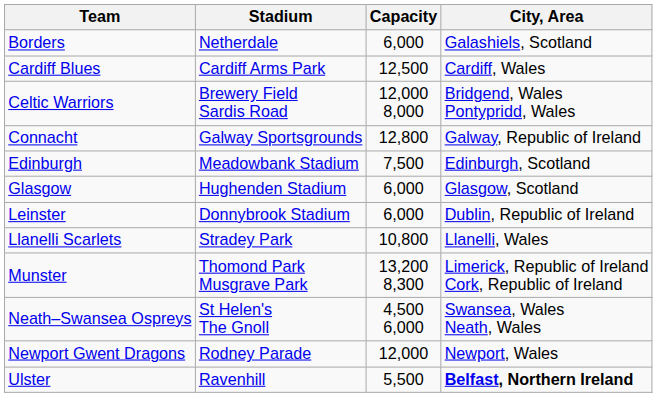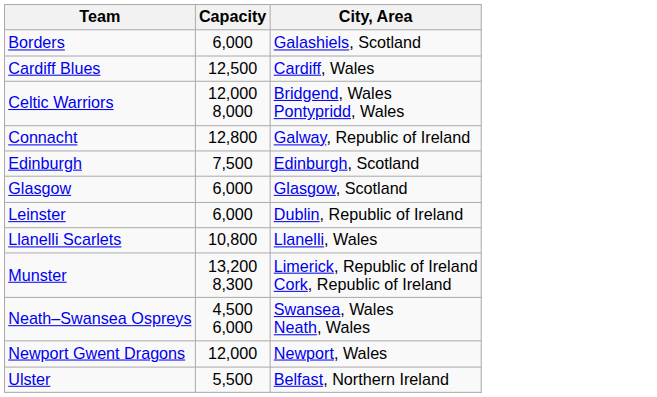- column: (281, 17)
(539, 379) bold -> (361, 379) normal
